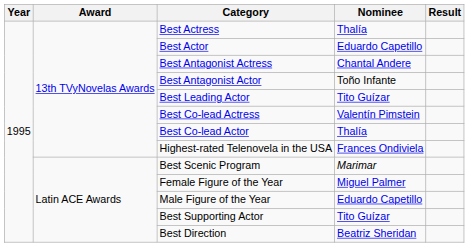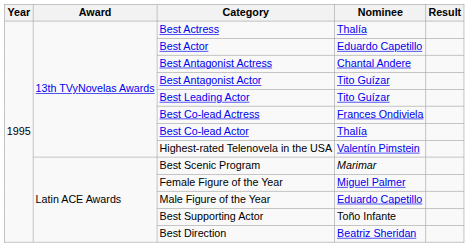(367, 81) Toño Infante -> (363, 81) Tito Guízar
(378, 115) Valentín Pimstein -> (380, 115) Frances Ondiviela
(380, 149) Frances Ondiviela -> (378, 149) Valentín Pimstein
(363, 217) Tito Guízar -> (367, 217) Toño Infante
